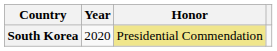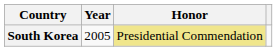(97, 35) 2020 -> (97, 35) 2005
